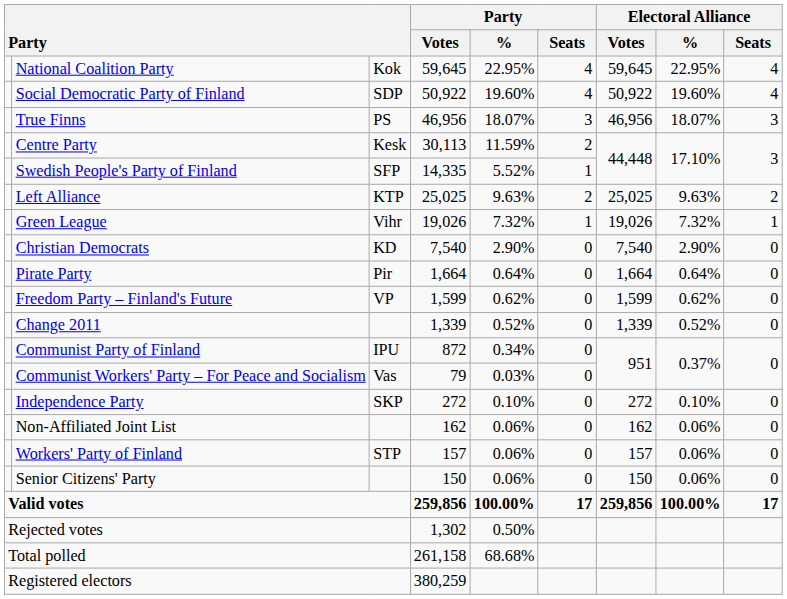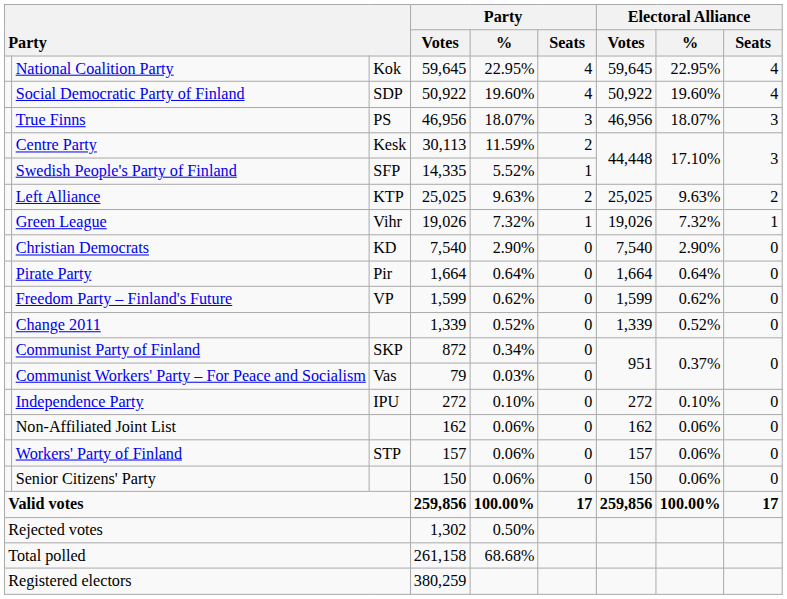(386, 350) IPU -> (388, 350) SKP
(388, 401) SKP -> (386, 401) IPU
